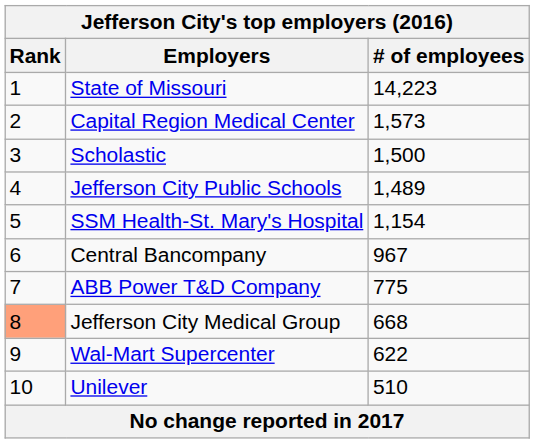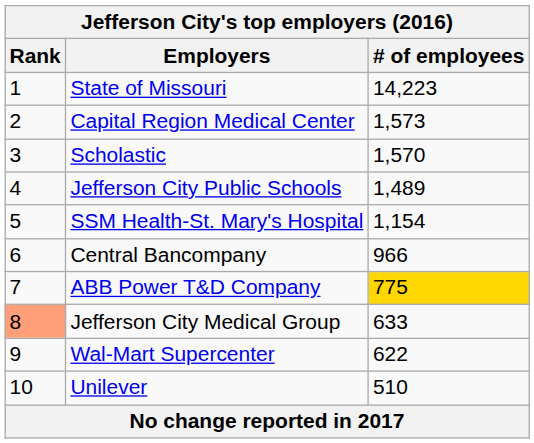(399, 155) 1,500 -> (399, 155) 1,570
(390, 254) 967 -> (390, 254) 966
(390, 288) no background -> (390, 288) gold background
(390, 321) 668 -> (390, 321) 633
